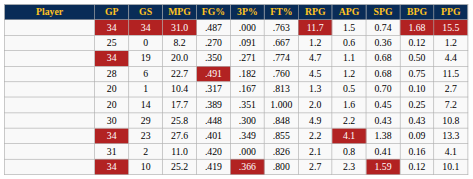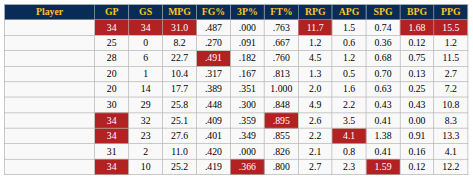- row: (146, 58)
(417, 89) 0.10 -> (417, 74) 0.13
(383, 105) 0.45 -> (383, 89) 0.63
+ row: (146, 120)
(417, 136) 0.09 -> (417, 136) 0.91
(451, 167) 10.1 -> (451, 167) 12.2
